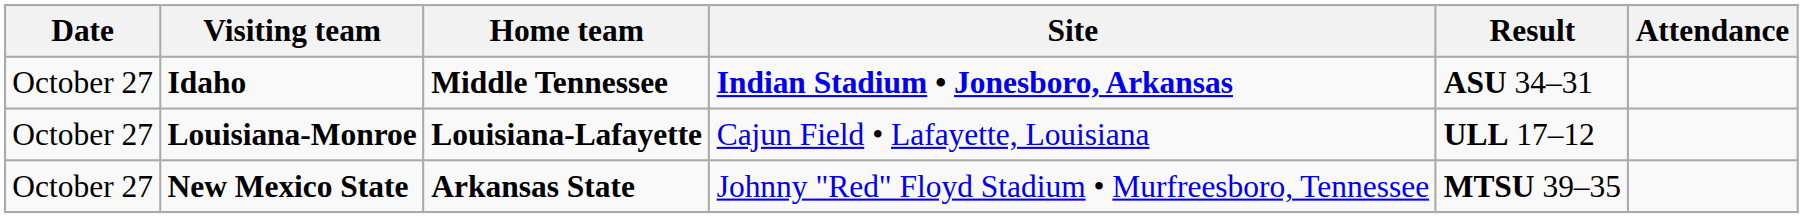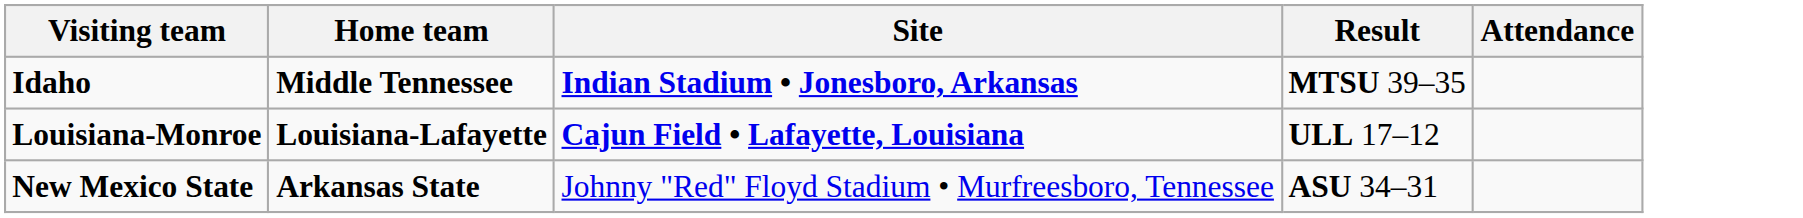- column: (83, 30)
(1518, 82) ASU 34–31 -> (1377, 82) MTSU 39–35
(933, 134) normal -> (793, 134) bold
(1532, 186) MTSU 39–35 -> (1363, 186) ASU 34–31
